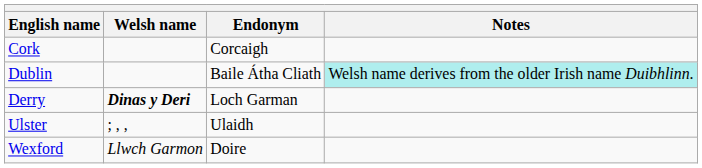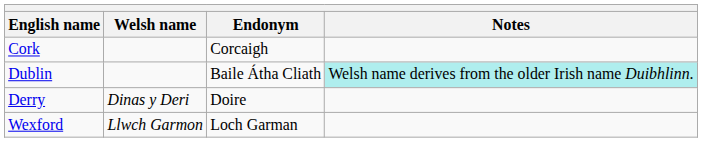(149, 99) bold -> (148, 99) normal
(254, 99) Loch Garman -> (228, 99) Doire
- row: (28, 124)
(228, 149) Doire -> (254, 124) Loch Garman
